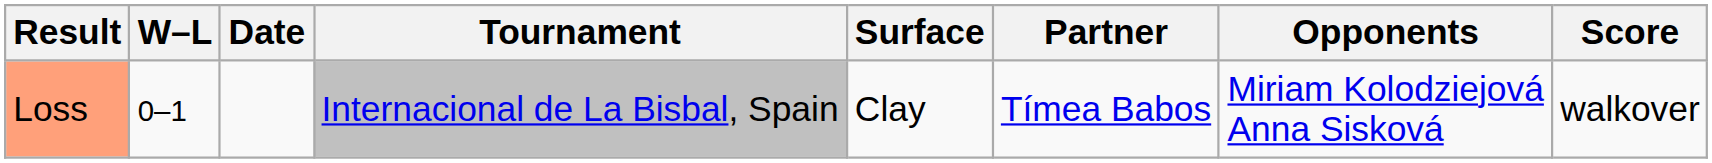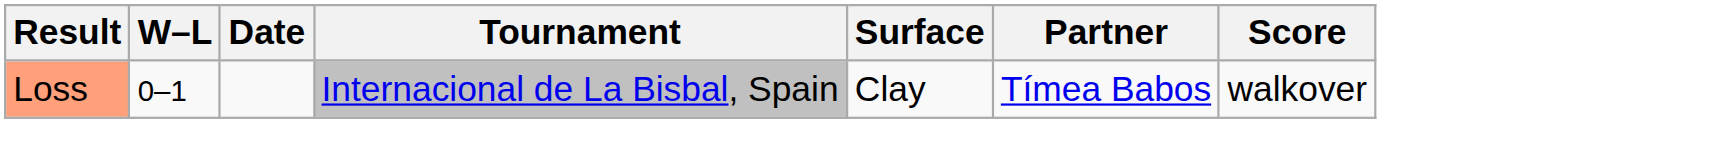- column: (1386, 32)
